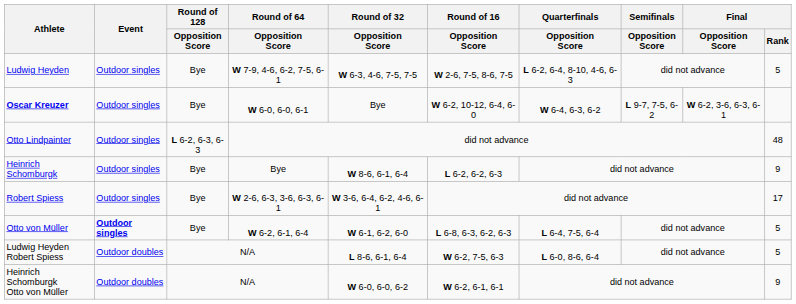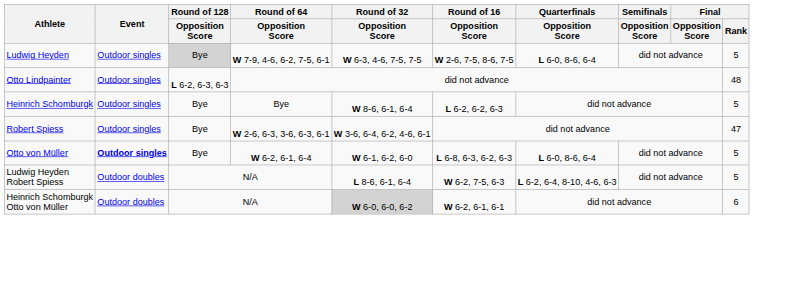(198, 71) no background -> (200, 56) lightgrey background
(570, 76) L 6-2, 6-4, 8-10, 4-6, 6-3 -> (567, 61) L 6-0, 8-6, 6-4
- row: (37, 105)
(778, 169) 9 -> (736, 104) 5
(778, 199) 17 -> (736, 129) 47
(570, 233) L 6-4, 7-5, 6-4 -> (567, 158) L 6-0, 8-6, 6-4
(570, 258) L 6-0, 8-6, 6-4 -> (567, 183) L 6-2, 6-4, 8-10, 4-6, 6-3
(378, 287) no background -> (382, 207) lightgrey background
(778, 282) 9 -> (736, 202) 6
